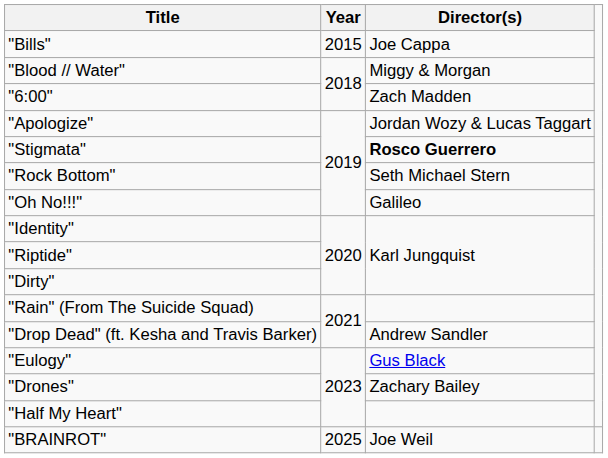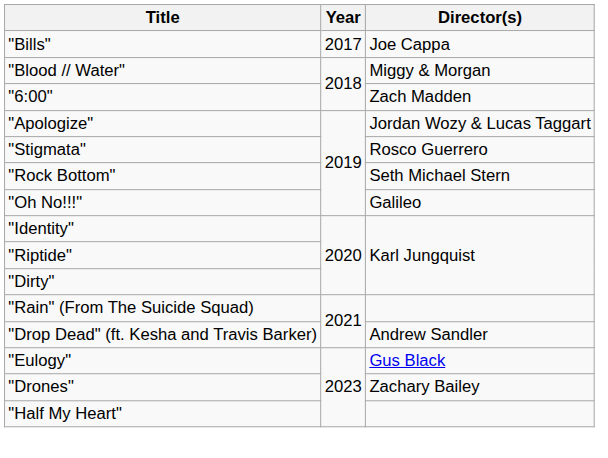(343, 44) 2015 -> (343, 44) 2017
(433, 149) bold -> (429, 149) normal
- row: (57, 439)
